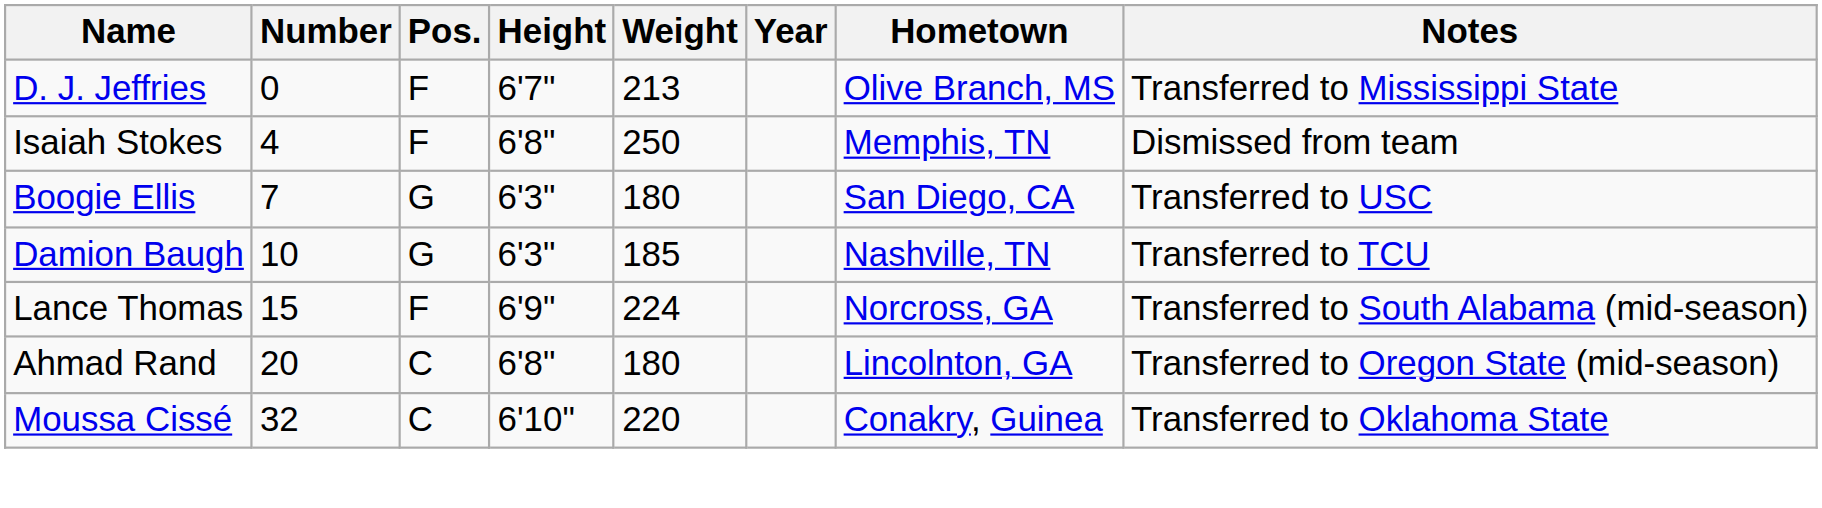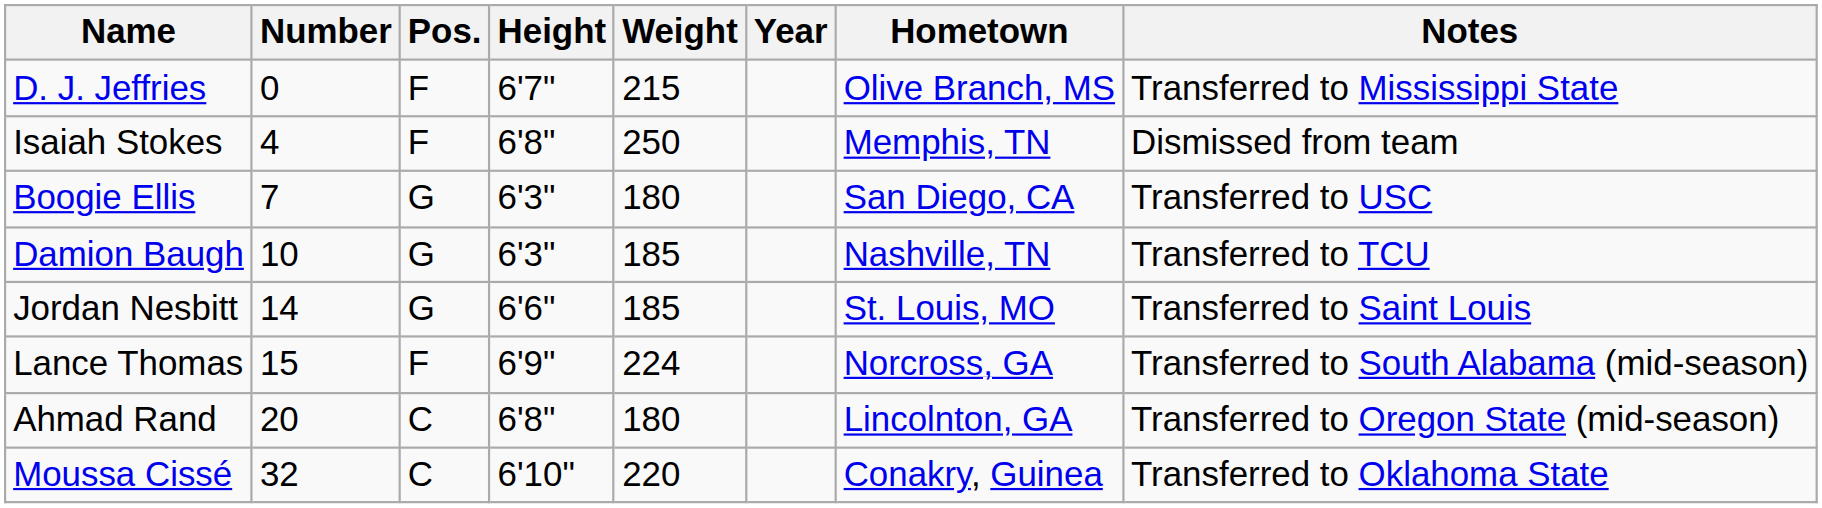(651, 87) 213 -> (651, 87) 215
+ row: (126, 308)
